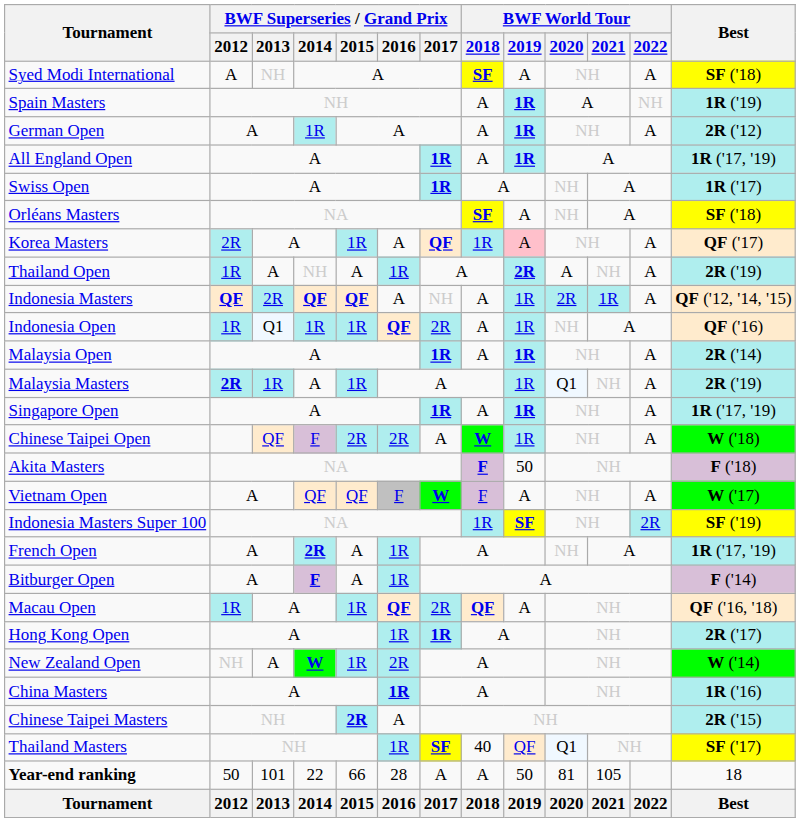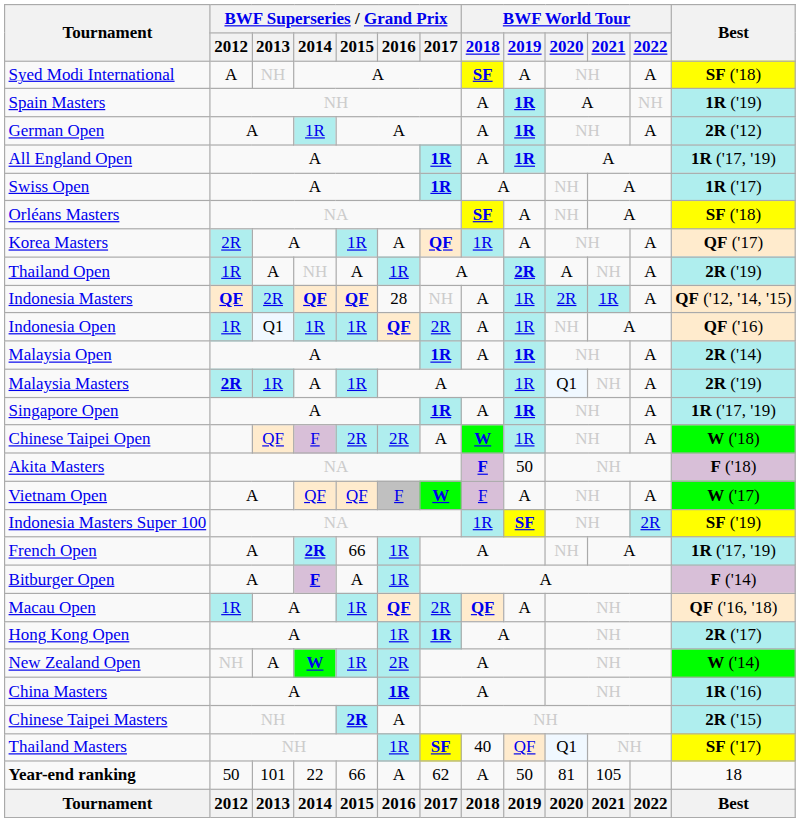(525, 243) pink background -> (525, 243) no background
(399, 299) A -> (399, 299) 28
(357, 551) A -> (357, 551) 66
(399, 775) 28 -> (399, 775) A
(441, 775) A -> (441, 775) 62
